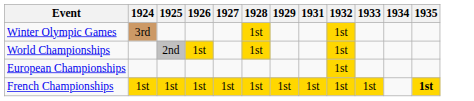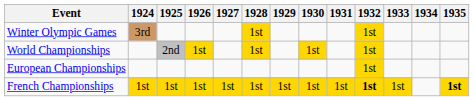+ column: (313, 13)
(341, 86) normal -> (369, 86) bold
